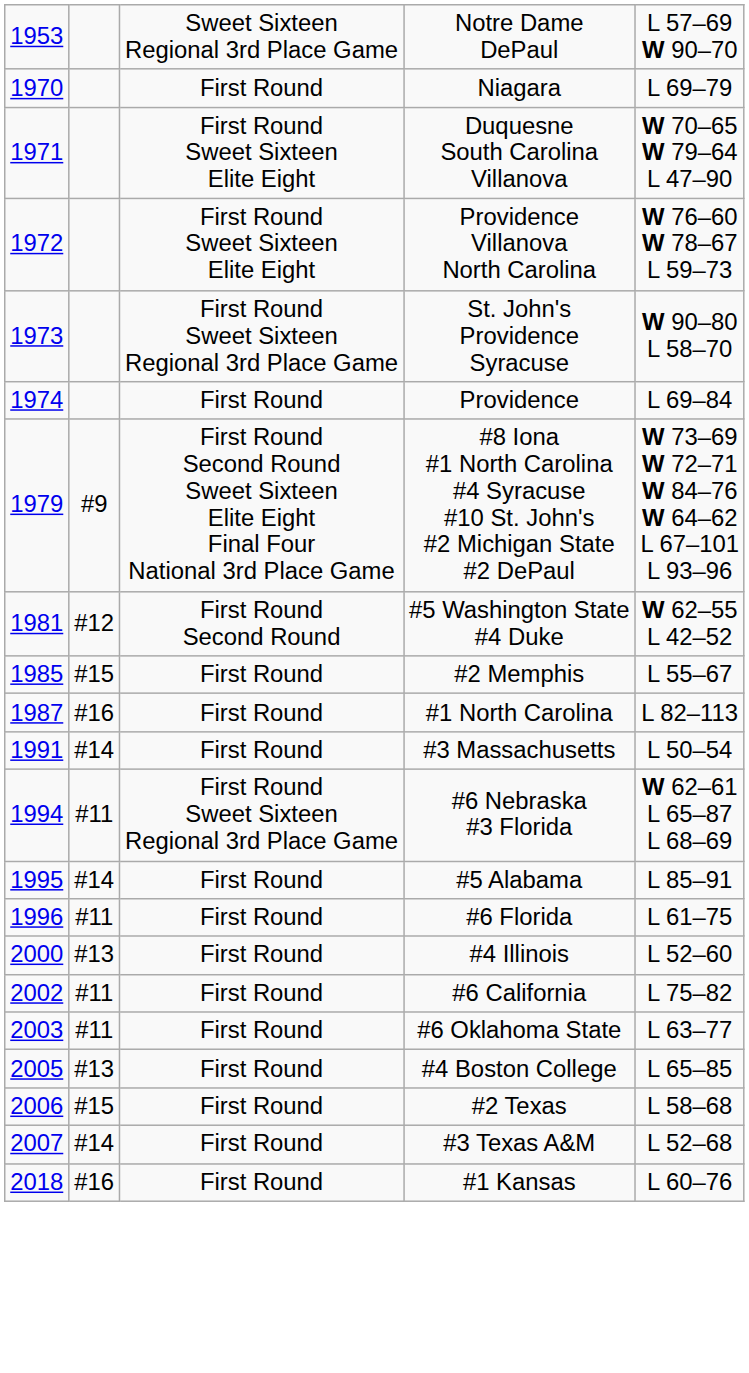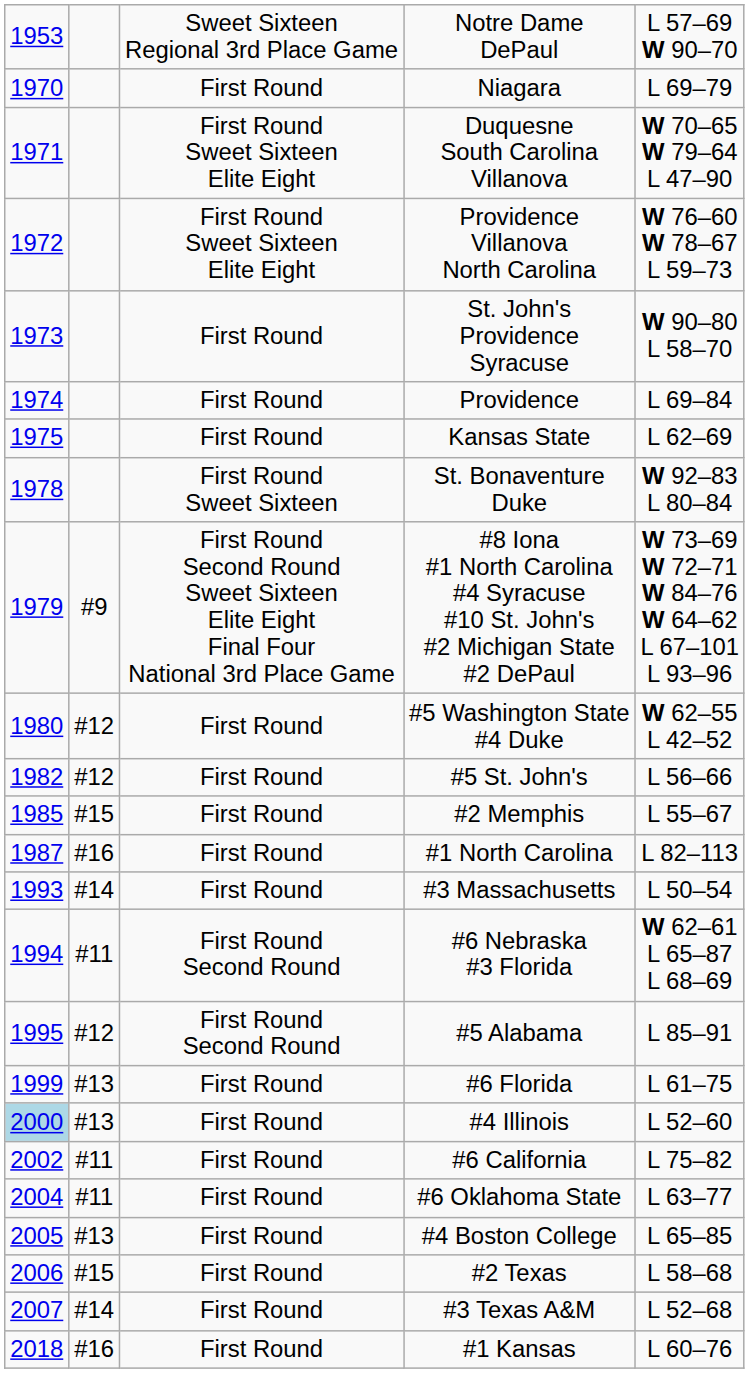(262, 335) First Round Sweet Sixteen Regional 3rd Place Game -> (262, 335) First Round
+ row: (519, 437)
+ row: (519, 489)
(37, 623) 1981 -> (37, 725) 1980
(262, 623) First Round Second Round -> (262, 725) First Round
+ row: (519, 776)
(37, 750) 1991 -> (37, 890) 1993
(262, 814) First Round Sweet Sixteen Regional 3rd Place Game -> (262, 955) First Round Second Round
(94, 879) #14 -> (94, 1033) #12
(262, 879) First Round -> (262, 1033) First Round Second Round
(37, 917) 1996 -> (37, 1084) 1999
(94, 917) #11 -> (94, 1084) #13
(37, 955) no background -> (37, 1122) lightblue background
(37, 1030) 2003 -> (37, 1197) 2004
